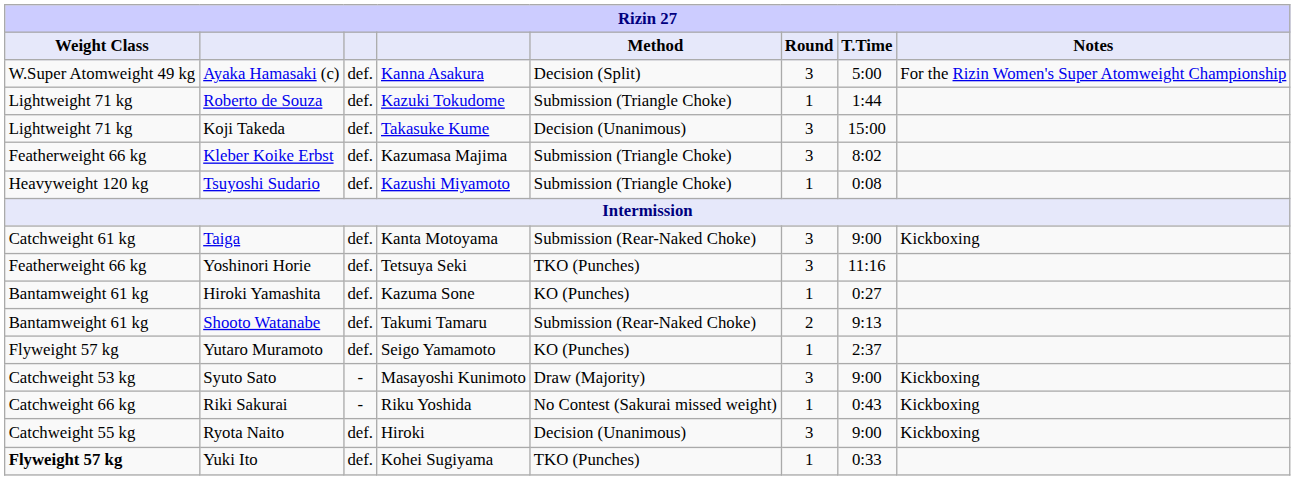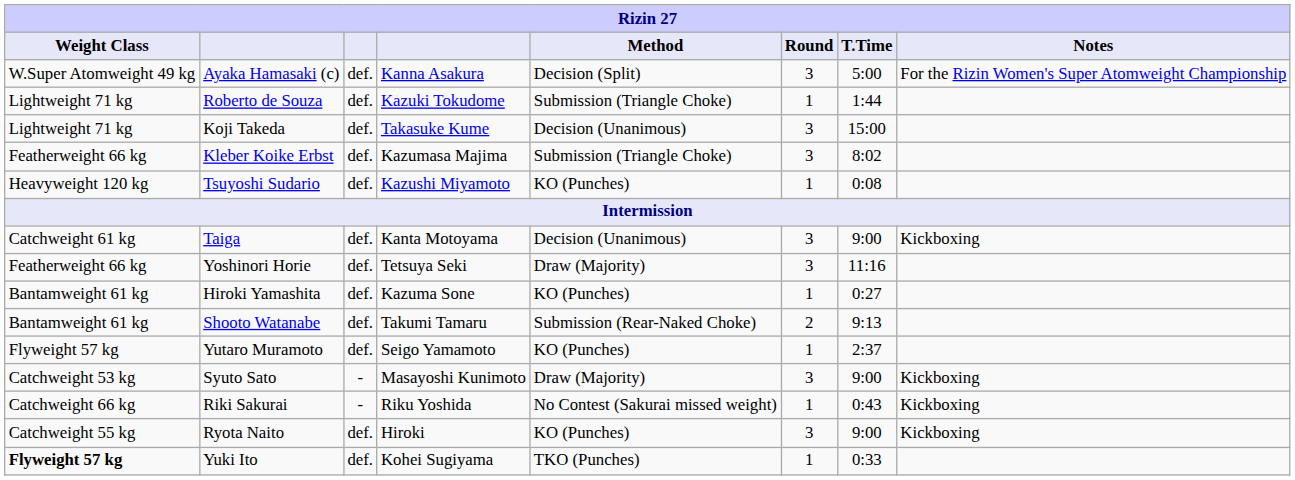(633, 183) Submission (Triangle Choke) -> (582, 183) KO (Punches)
(645, 239) Submission (Rear-Naked Choke) -> (610, 239) Decision (Unanimous)
(587, 266) TKO (Punches) -> (589, 266) Draw (Majority)
(610, 432) Decision (Unanimous) -> (582, 432) KO (Punches)
